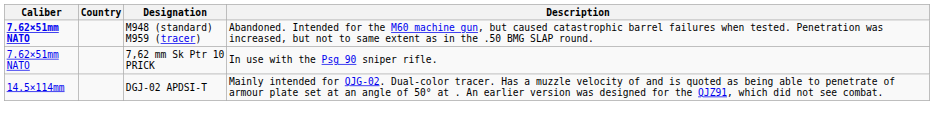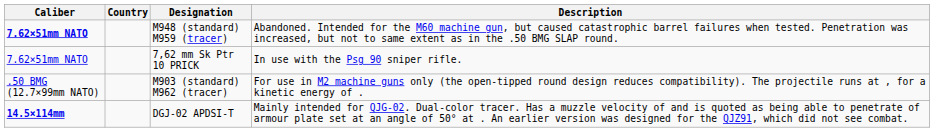+ row: (196, 87)
(36, 87) normal -> (36, 114) bold
